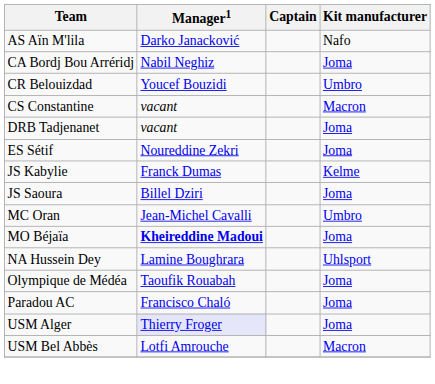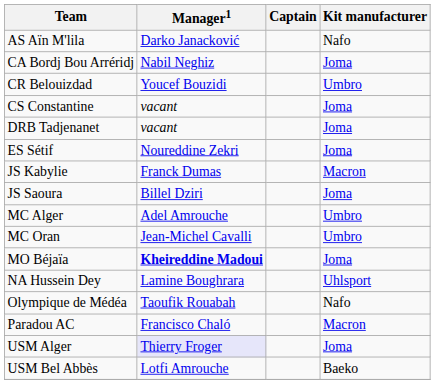(344, 106) Macron -> (338, 106) Joma
(341, 171) Kelme -> (344, 171) Macron
+ row: (35, 215)
(338, 281) Joma -> (337, 302) Nafo
(338, 302) Joma -> (344, 324) Macron
(344, 346) Macron -> (341, 368) Baeko
